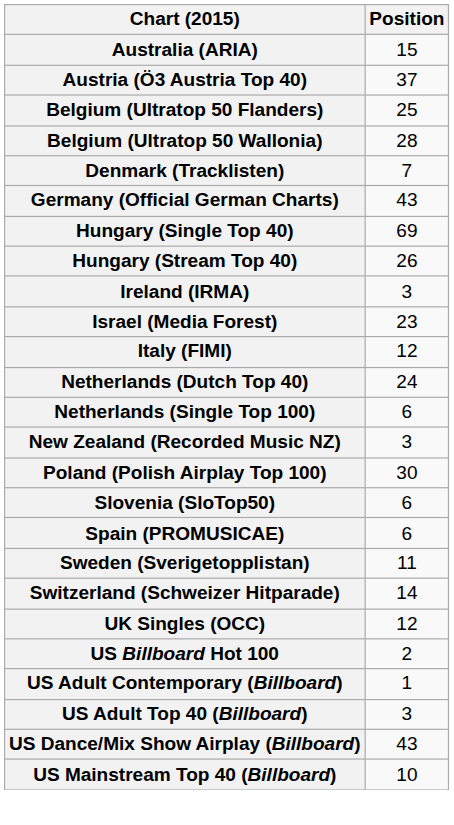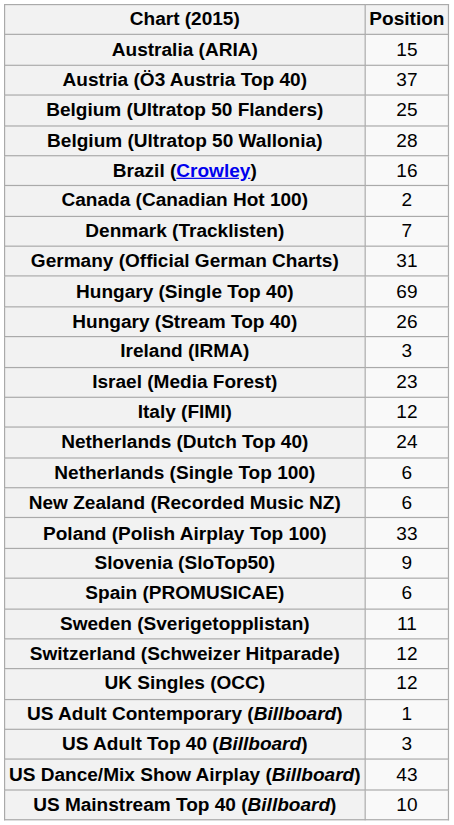+ row: (185, 170)
+ row: (185, 200)
(407, 200) 43 -> (407, 261) 31
(407, 442) 3 -> (407, 502) 6
(407, 472) 30 -> (407, 532) 33
(407, 502) 6 -> (407, 563) 9
(407, 593) 14 -> (407, 653) 12
- row: (185, 653)
